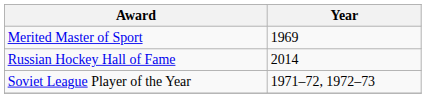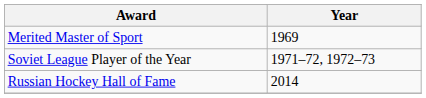rows swapped: (99, 81) <-> (92, 59)
